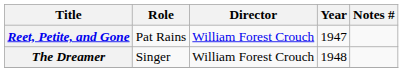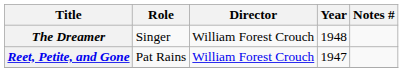rows swapped: (69, 36) <-> (69, 57)
